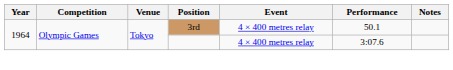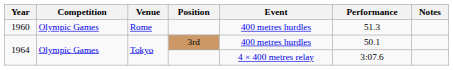+ row: (20, 27)
(276, 27) 4 × 400 metres relay -> (276, 42) 400 metres hurdles
